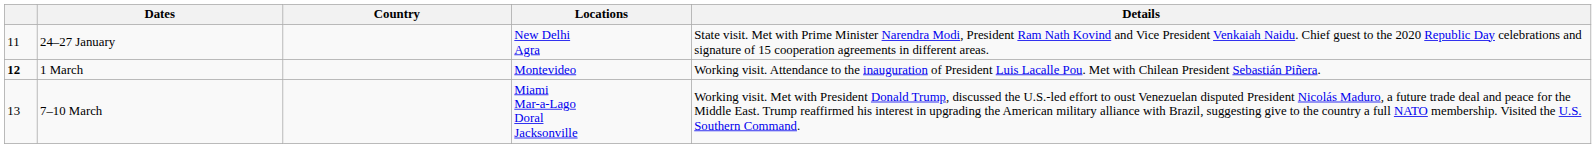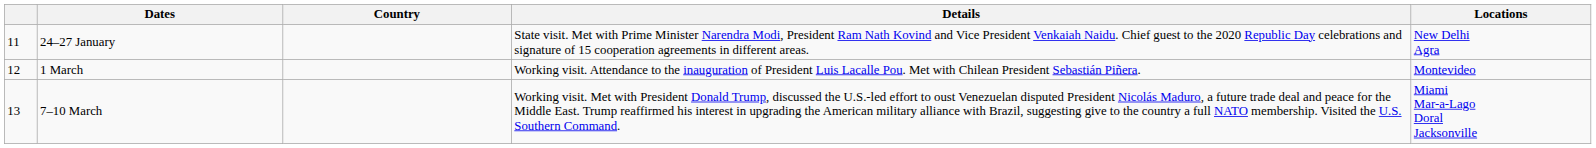columns swapped: (601, 14) <-> (1141, 14)
(14, 69) bold -> (14, 69) normal
